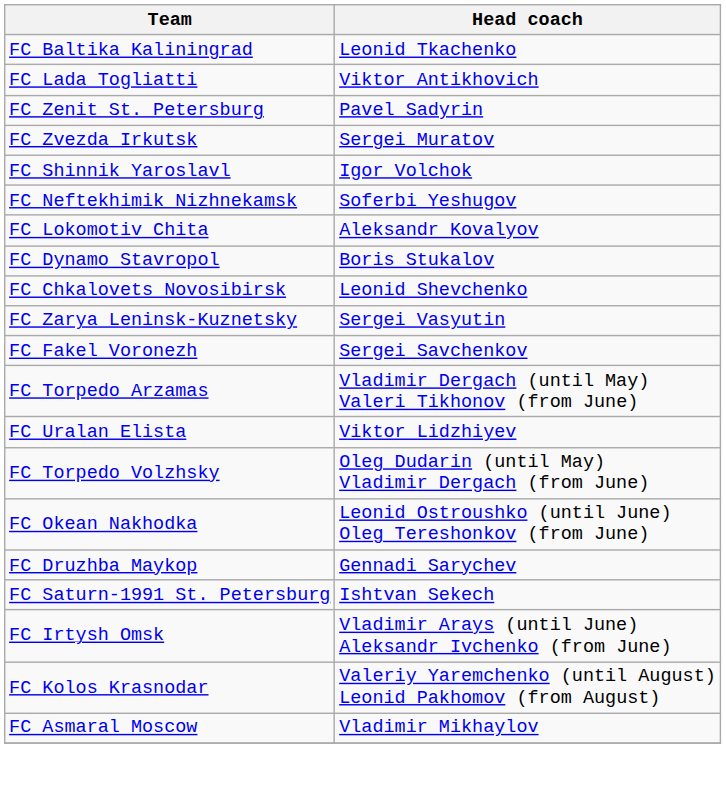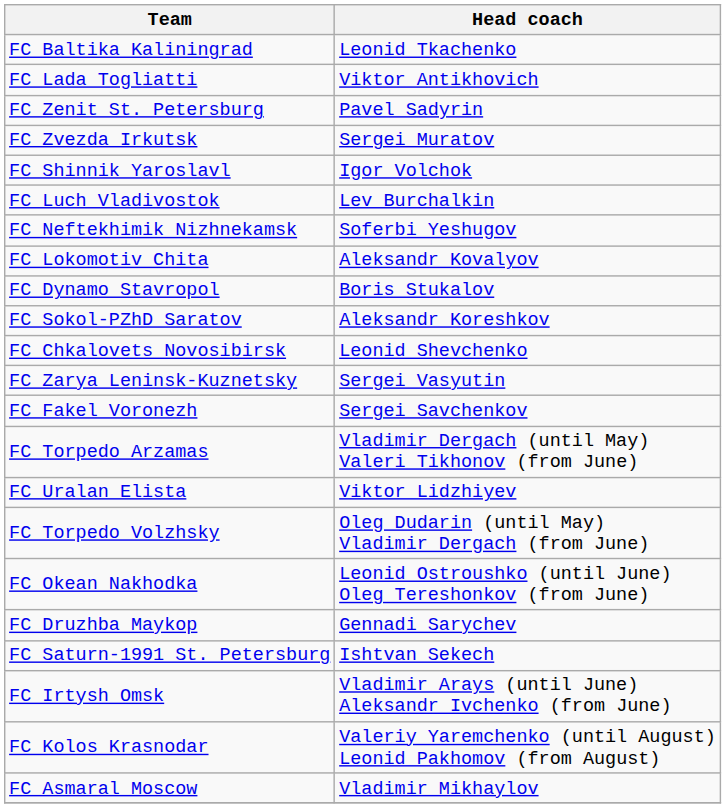+ row: (114, 200)
+ row: (125, 321)
